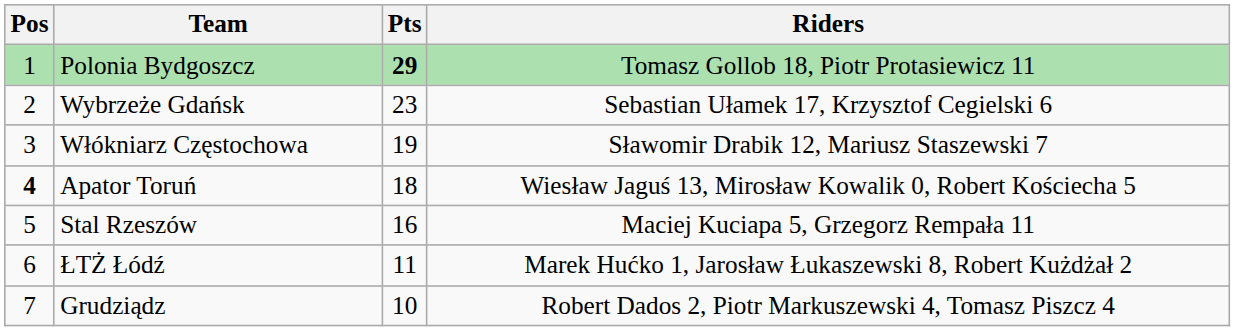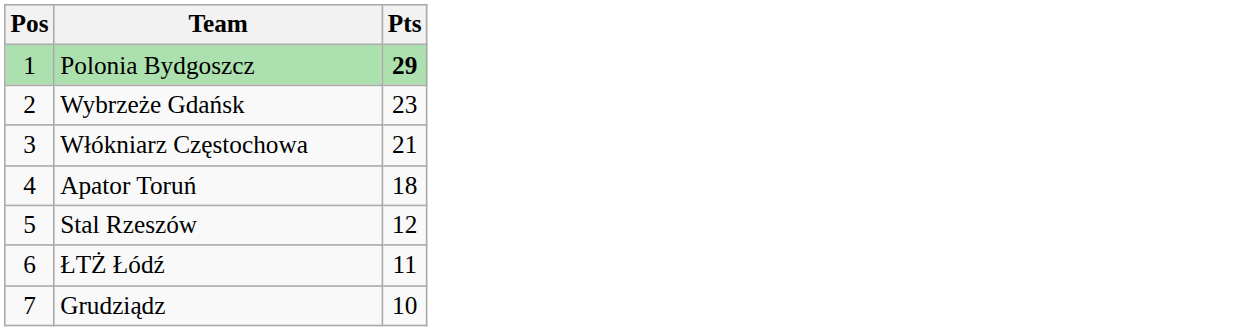- column: (828, 24)
(405, 144) 19 -> (405, 144) 21
(30, 184) bold -> (30, 184) normal
(405, 225) 16 -> (405, 225) 12
